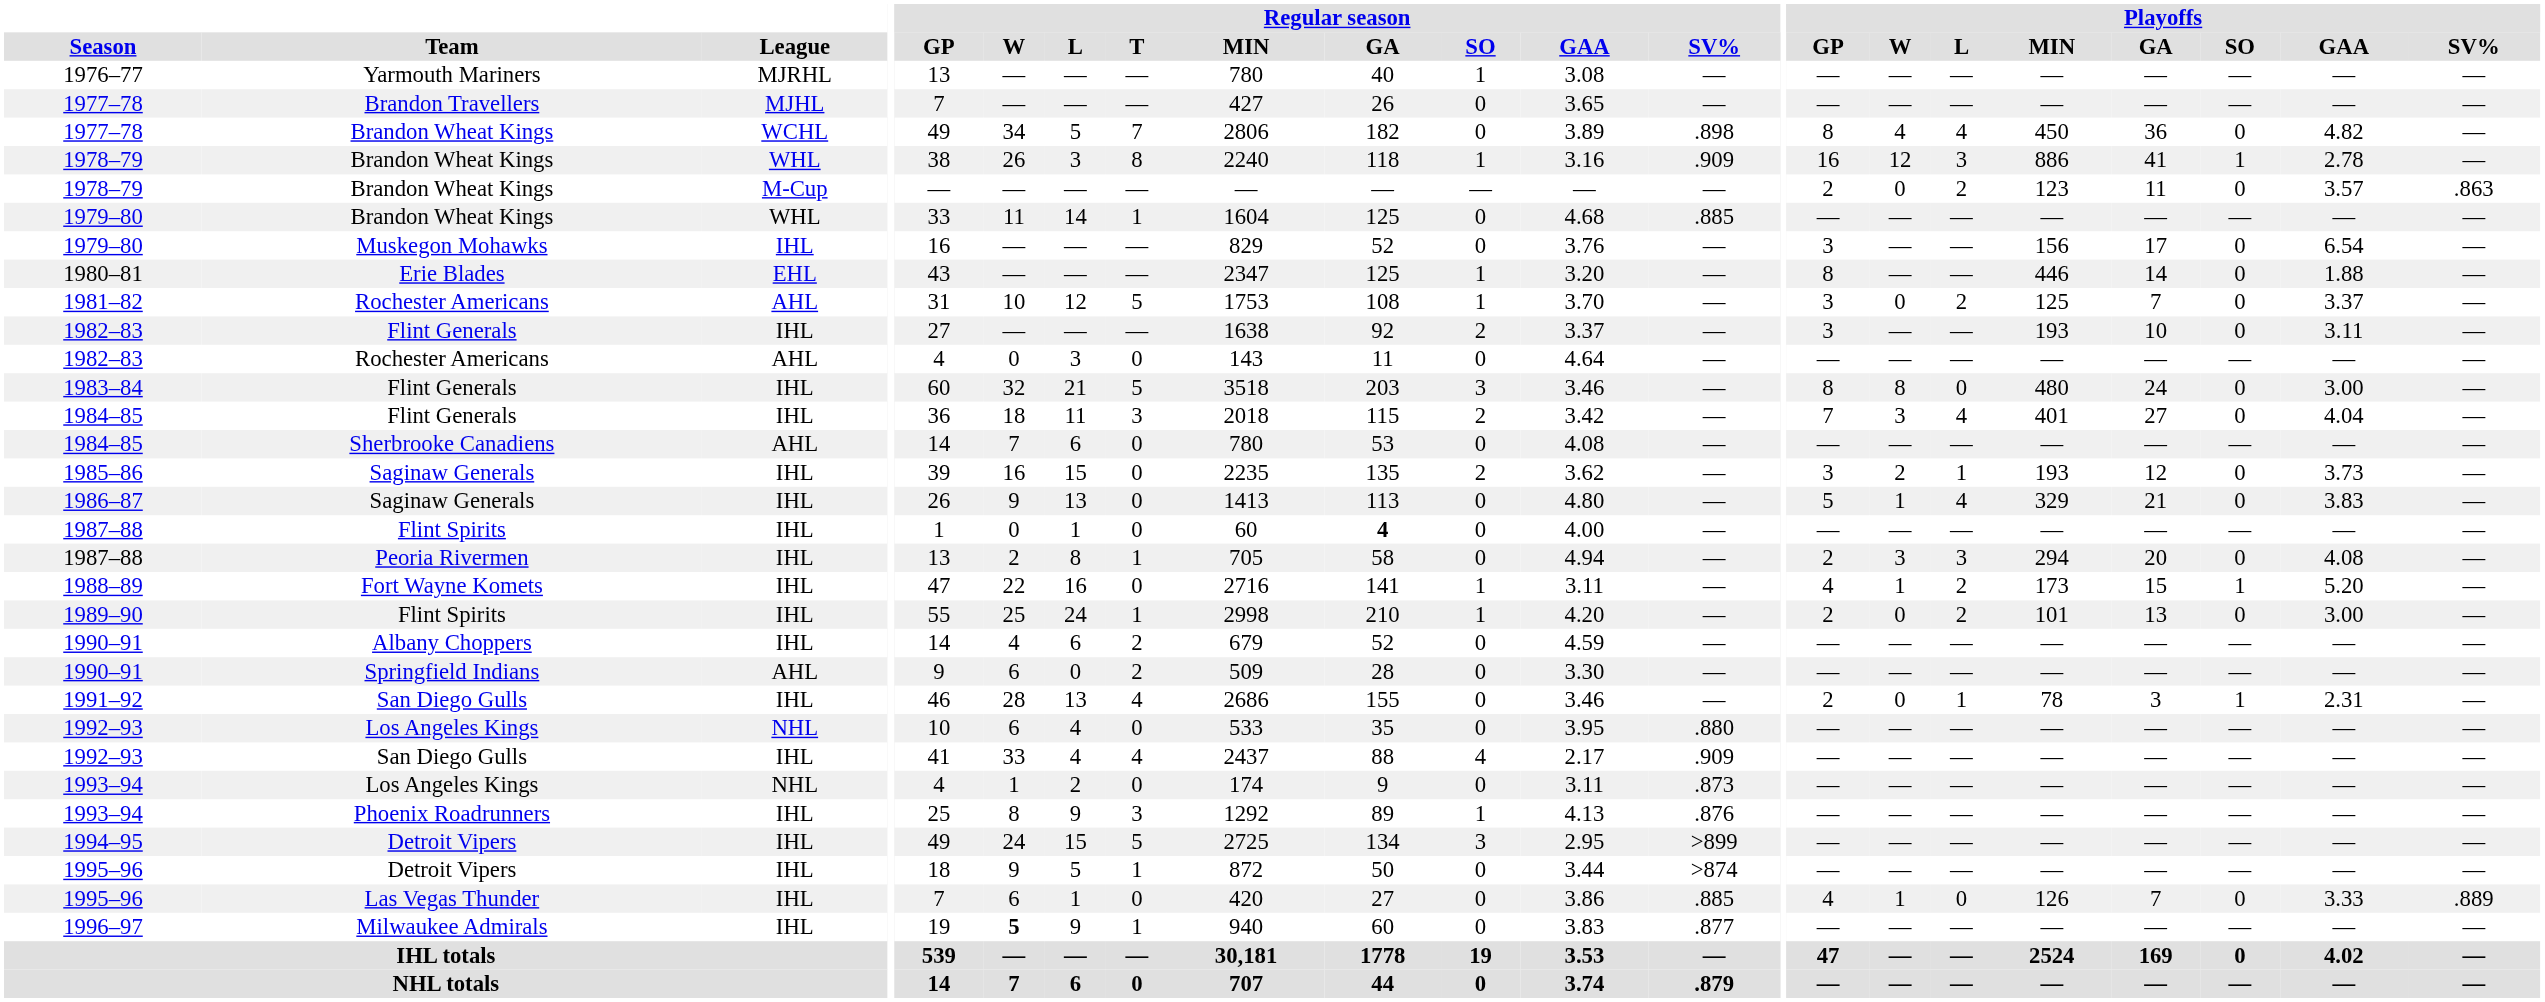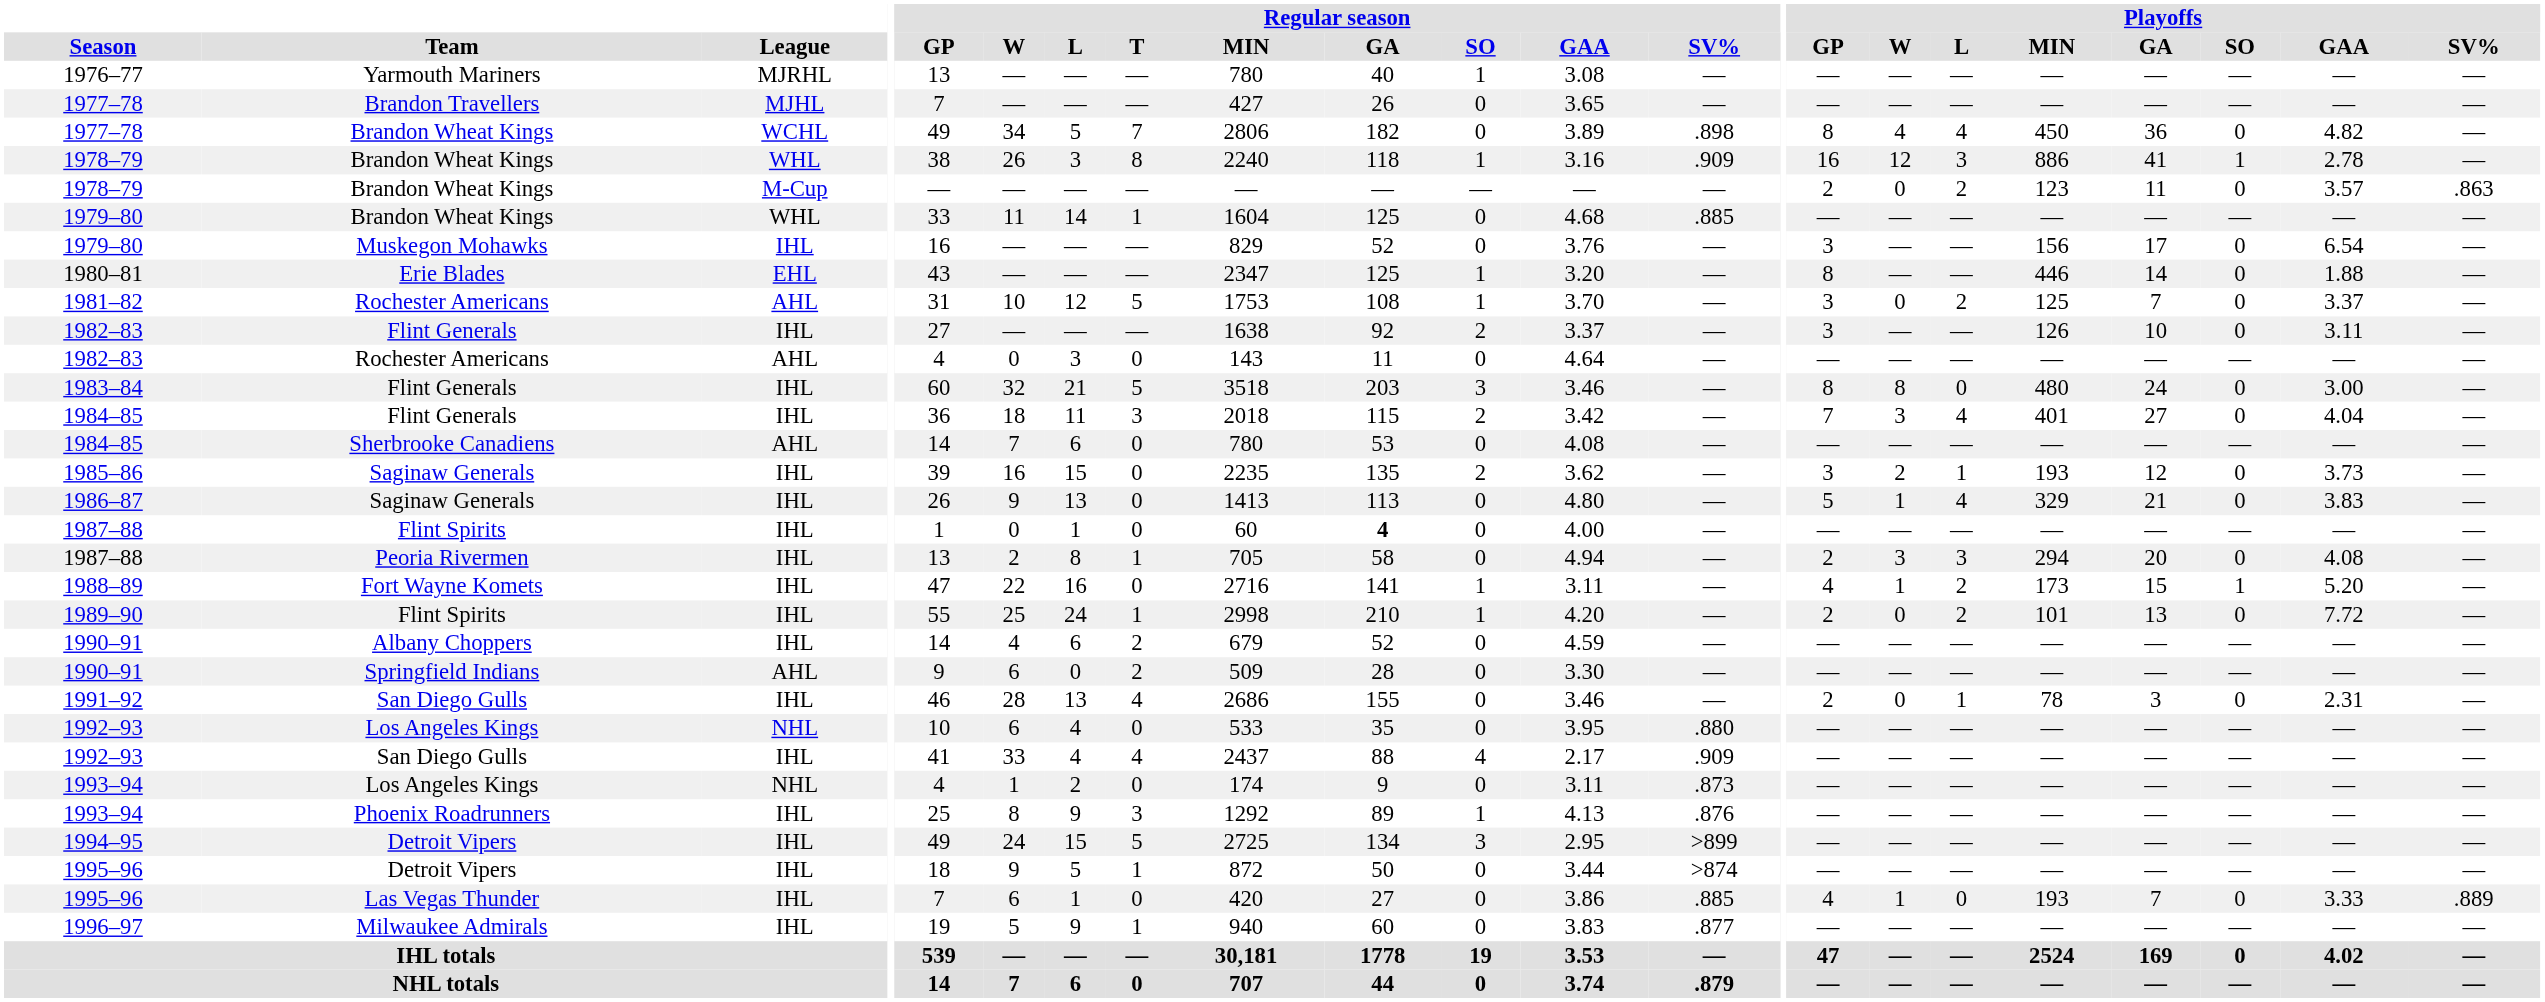(2052, 330) 193 -> (2052, 330) 126
(2344, 614) 3.00 -> (2344, 614) 7.72
(2240, 699) 1 -> (2240, 699) 0
(2052, 898) 126 -> (2052, 898) 193
(1014, 926) bold -> (1014, 926) normal
